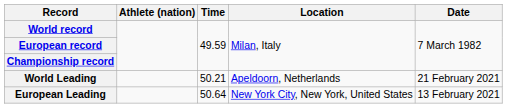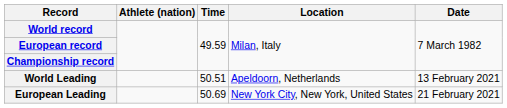(213, 78) 50.21 -> (213, 78) 50.51
(459, 78) 21 February 2021 -> (459, 78) 13 February 2021
(213, 95) 50.64 -> (213, 95) 50.69
(459, 95) 13 February 2021 -> (459, 95) 21 February 2021
